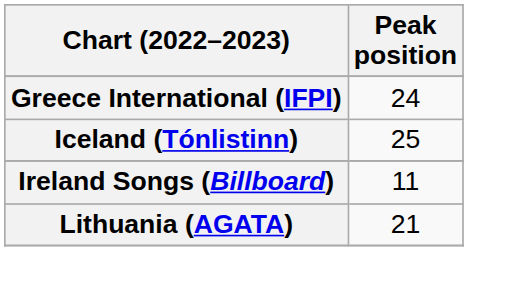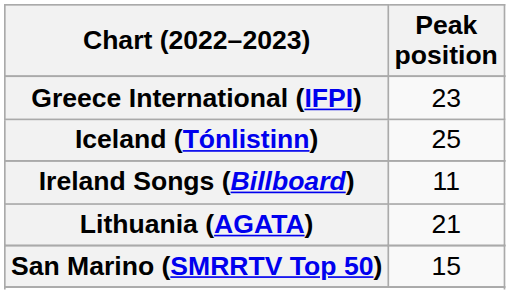(405, 97) 24 -> (446, 97) 23
+ row: (197, 266)
